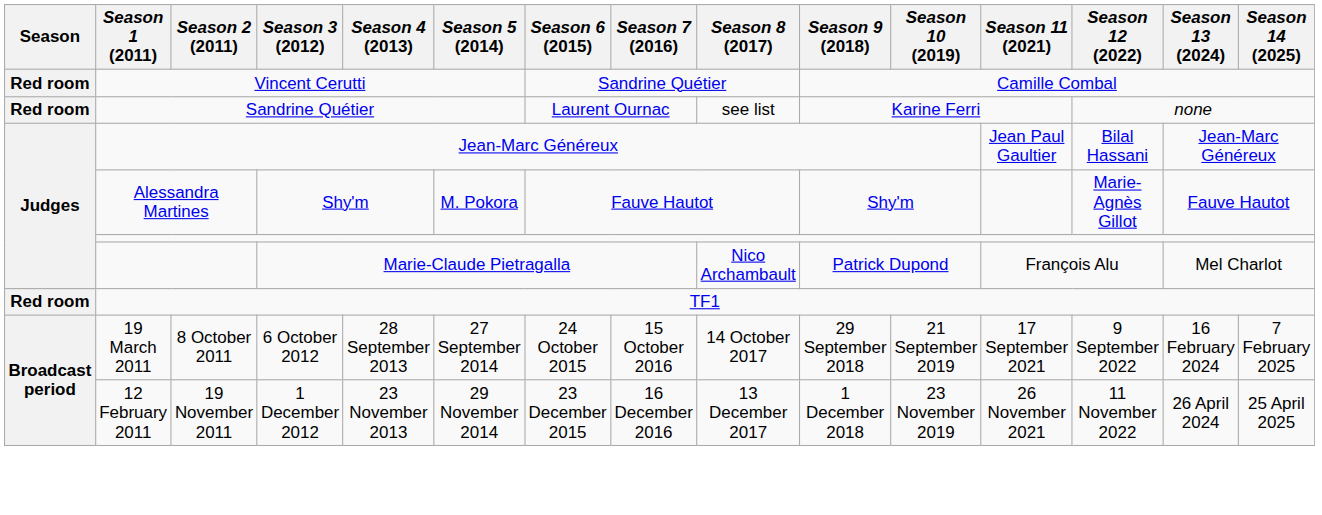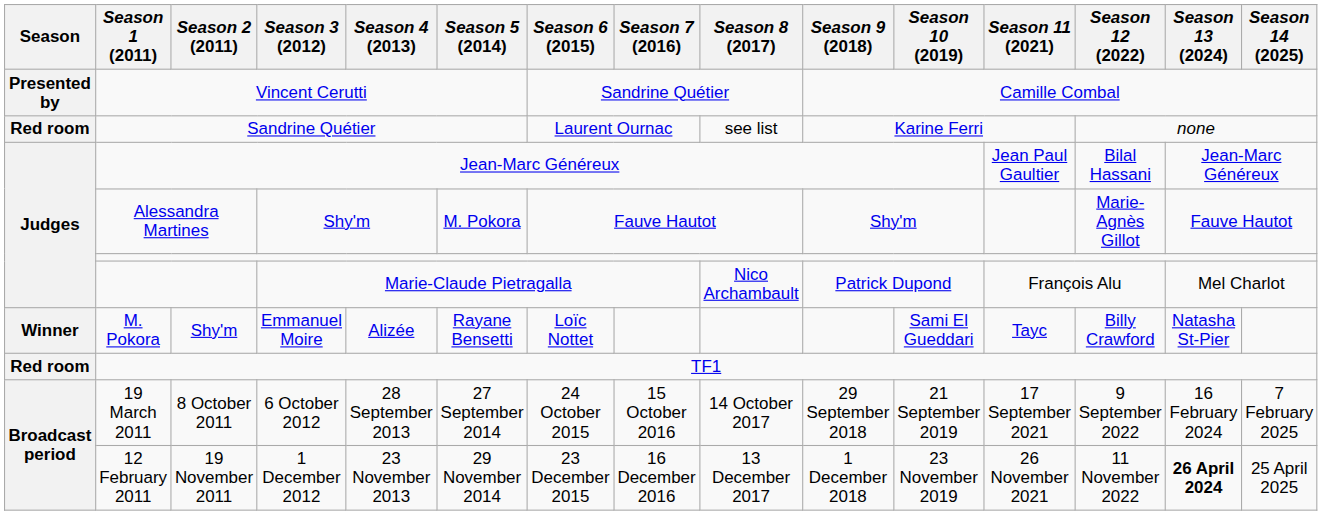(50, 83) Red room -> (50, 92) Presented by
+ row: (301, 330)
(1201, 412) normal -> (1204, 477) bold
